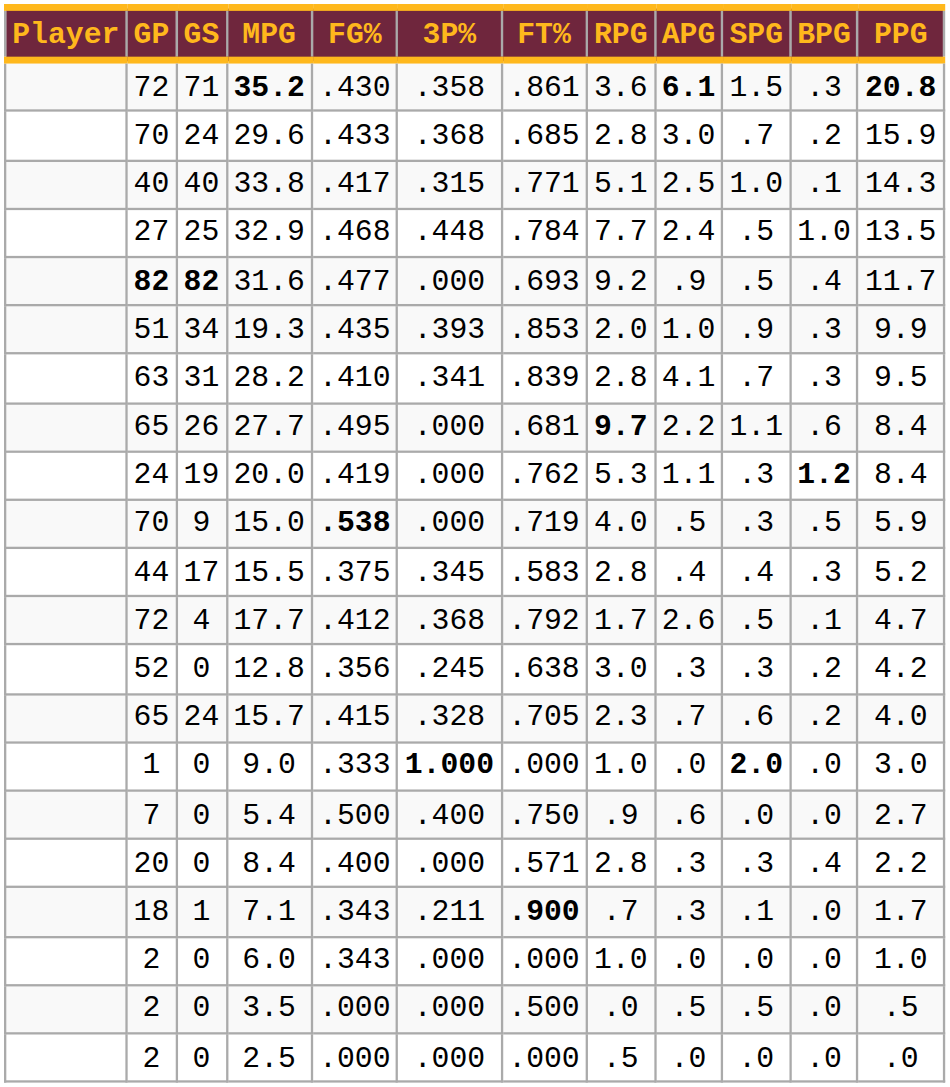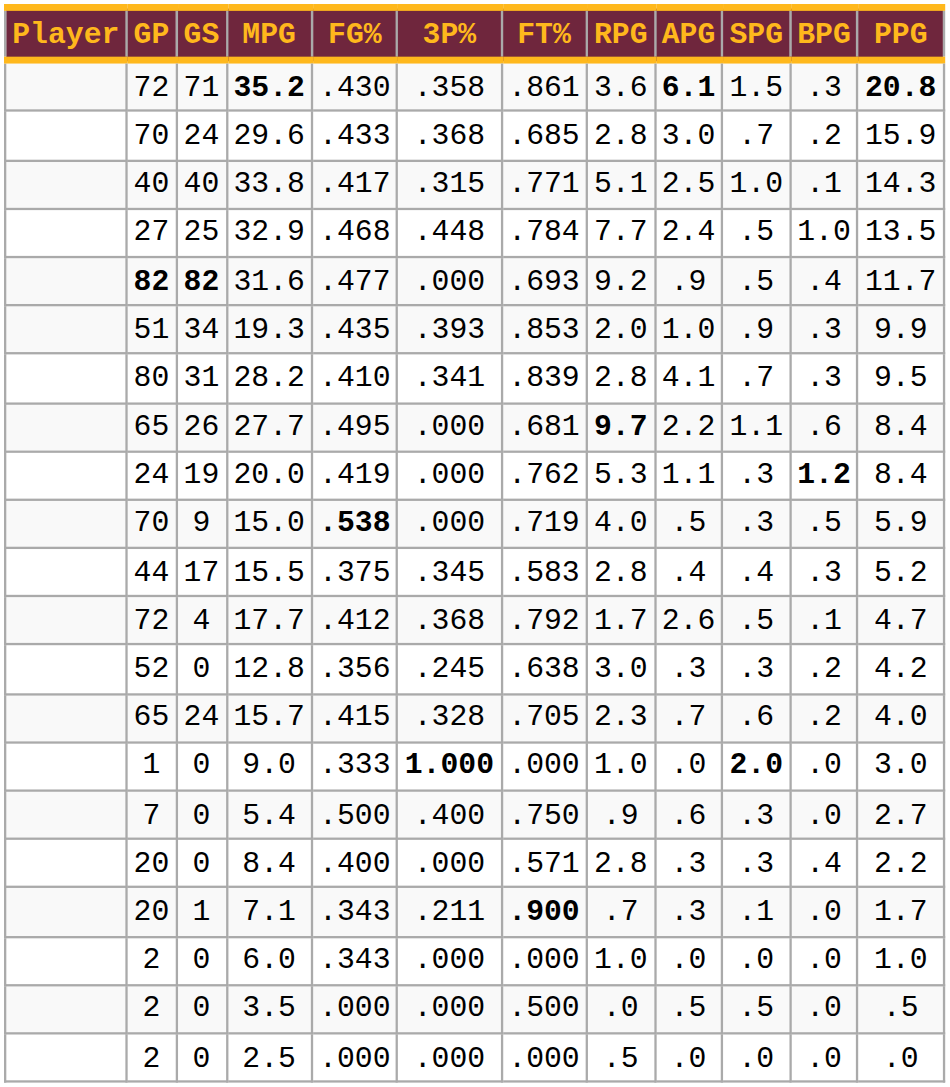(151, 378) 63 -> (151, 378) 80
(756, 815) .0 -> (756, 815) .3
(151, 912) 18 -> (151, 912) 20
